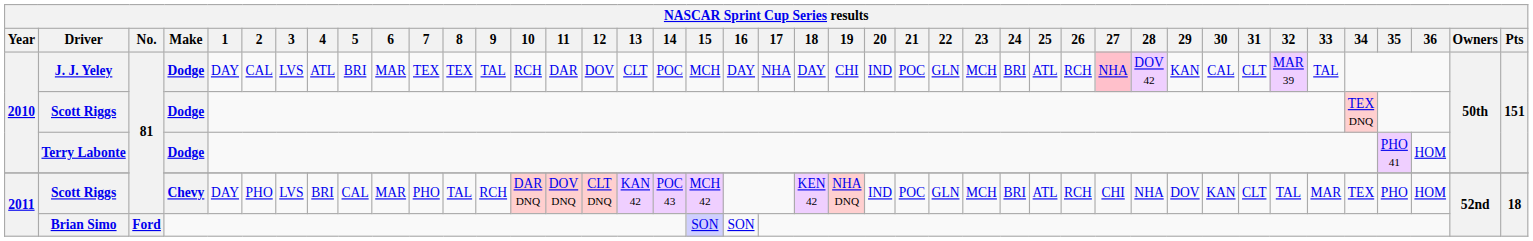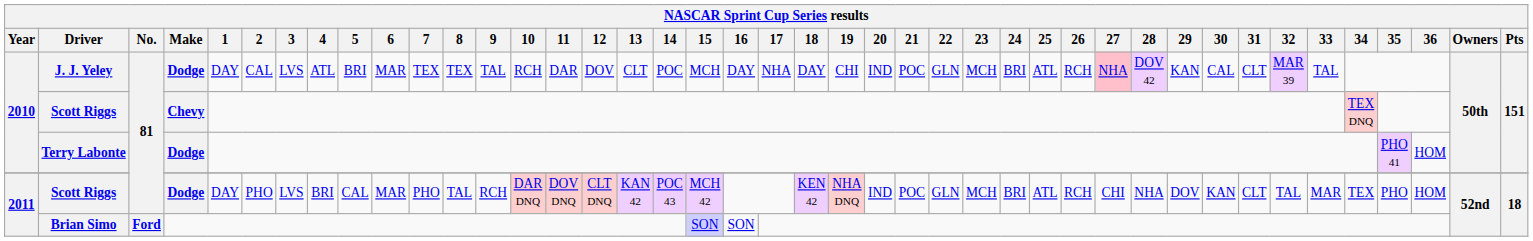(186, 112) Dodge -> (186, 112) Chevy
(186, 192) Chevy -> (186, 192) Dodge
